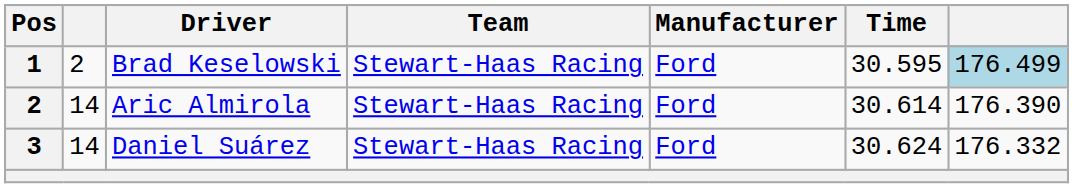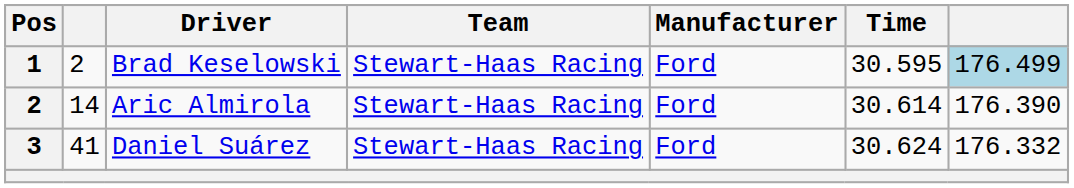(84, 149) 14 -> (84, 149) 41
